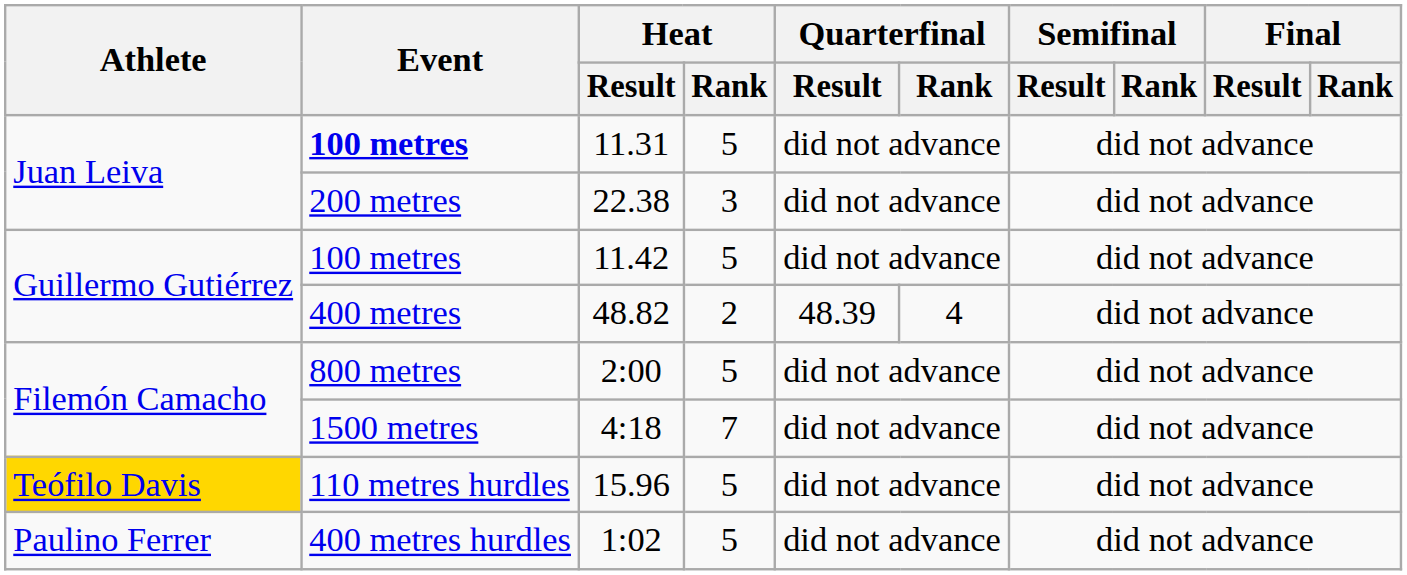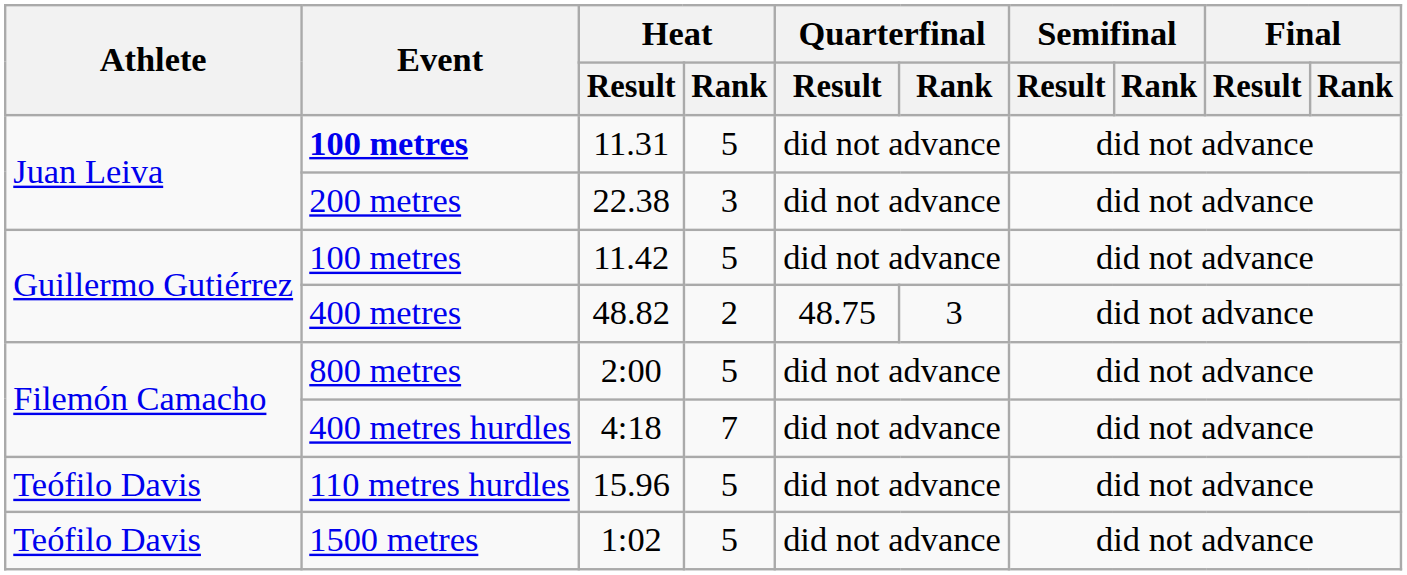(837, 314) 48.39 -> (837, 314) 48.75
(954, 314) 4 -> (954, 314) 3
(394, 427) 1500 metres -> (440, 427) 400 metres hurdles
(107, 484) gold background -> (107, 484) no background
(112, 541) Paulino Ferrer -> (107, 541) Teófilo Davis
(440, 541) 400 metres hurdles -> (394, 541) 1500 metres
